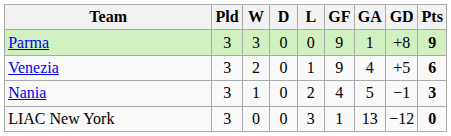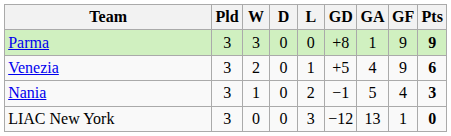columns swapped: (339, 17) <-> (402, 17)
